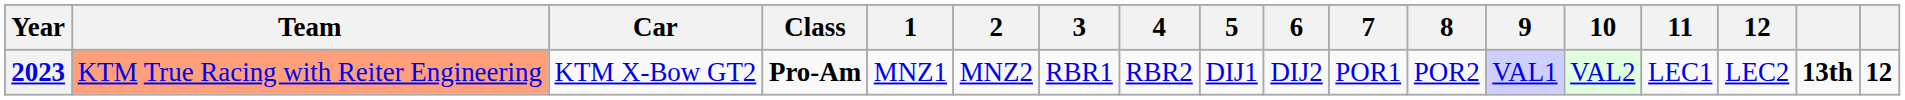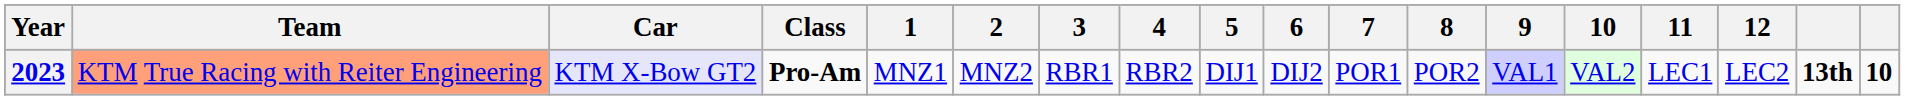(655, 71) no background -> (655, 71) lavender background
(1879, 71) 12 -> (1879, 71) 10
